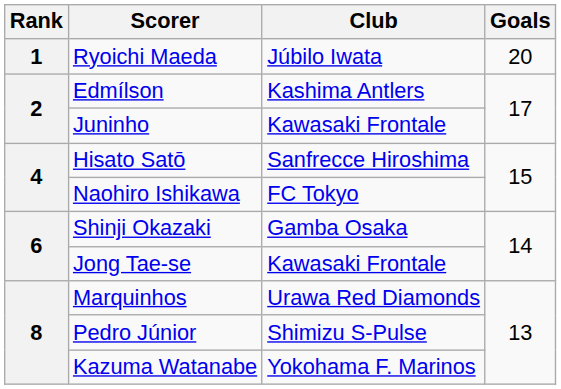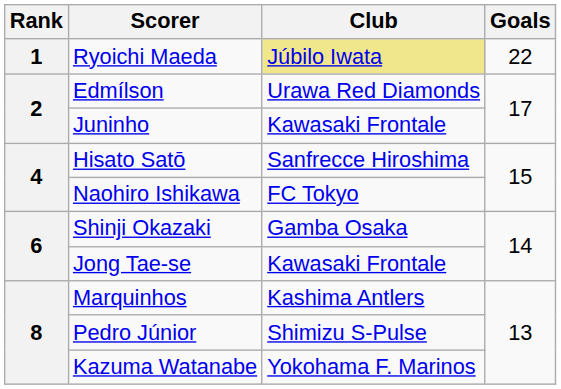(325, 56) no background -> (325, 56) khaki background
(520, 56) 20 -> (520, 56) 22
(346, 90) Kashima Antlers -> (374, 90) Urawa Red Diamonds
(374, 297) Urawa Red Diamonds -> (346, 297) Kashima Antlers
